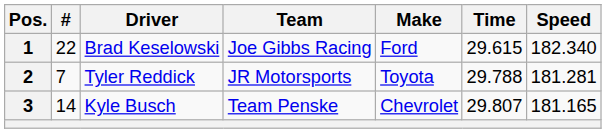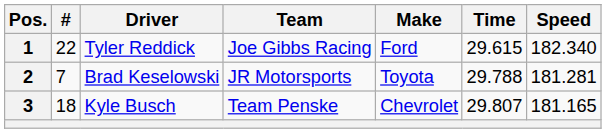(152, 48) Brad Keselowski -> (140, 48) Tyler Reddick
(140, 77) Tyler Reddick -> (152, 77) Brad Keselowski
(66, 106) 14 -> (66, 106) 18
